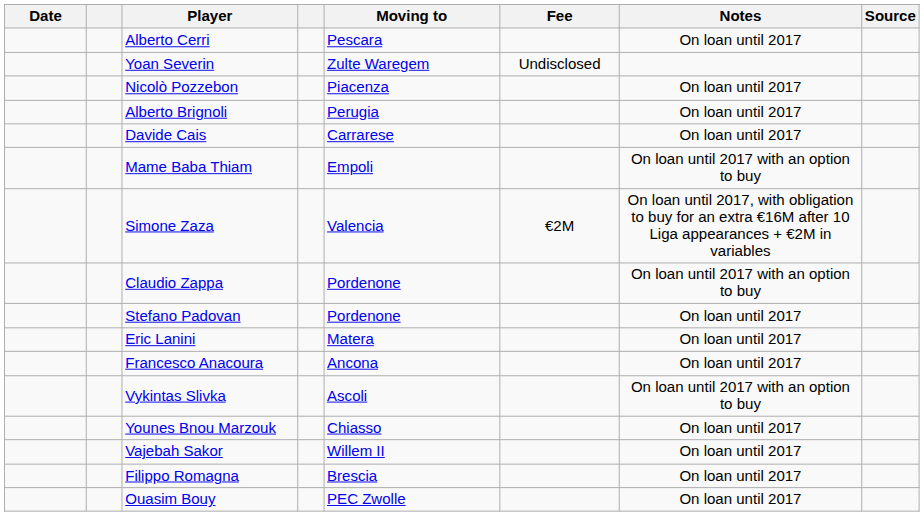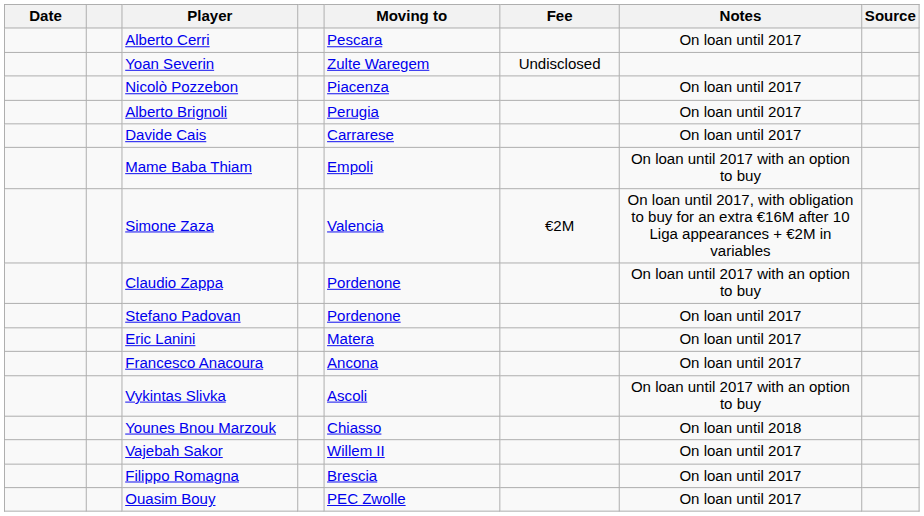(740, 428) On loan until 2017 -> (740, 428) On loan until 2018
